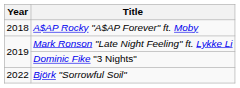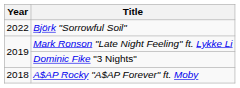rows swapped: (80, 75) <-> (116, 28)
